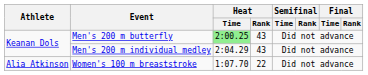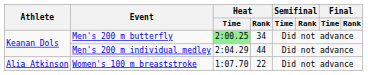(261, 37) 43 -> (261, 37) 34
(261, 50) 43 -> (261, 50) 44
